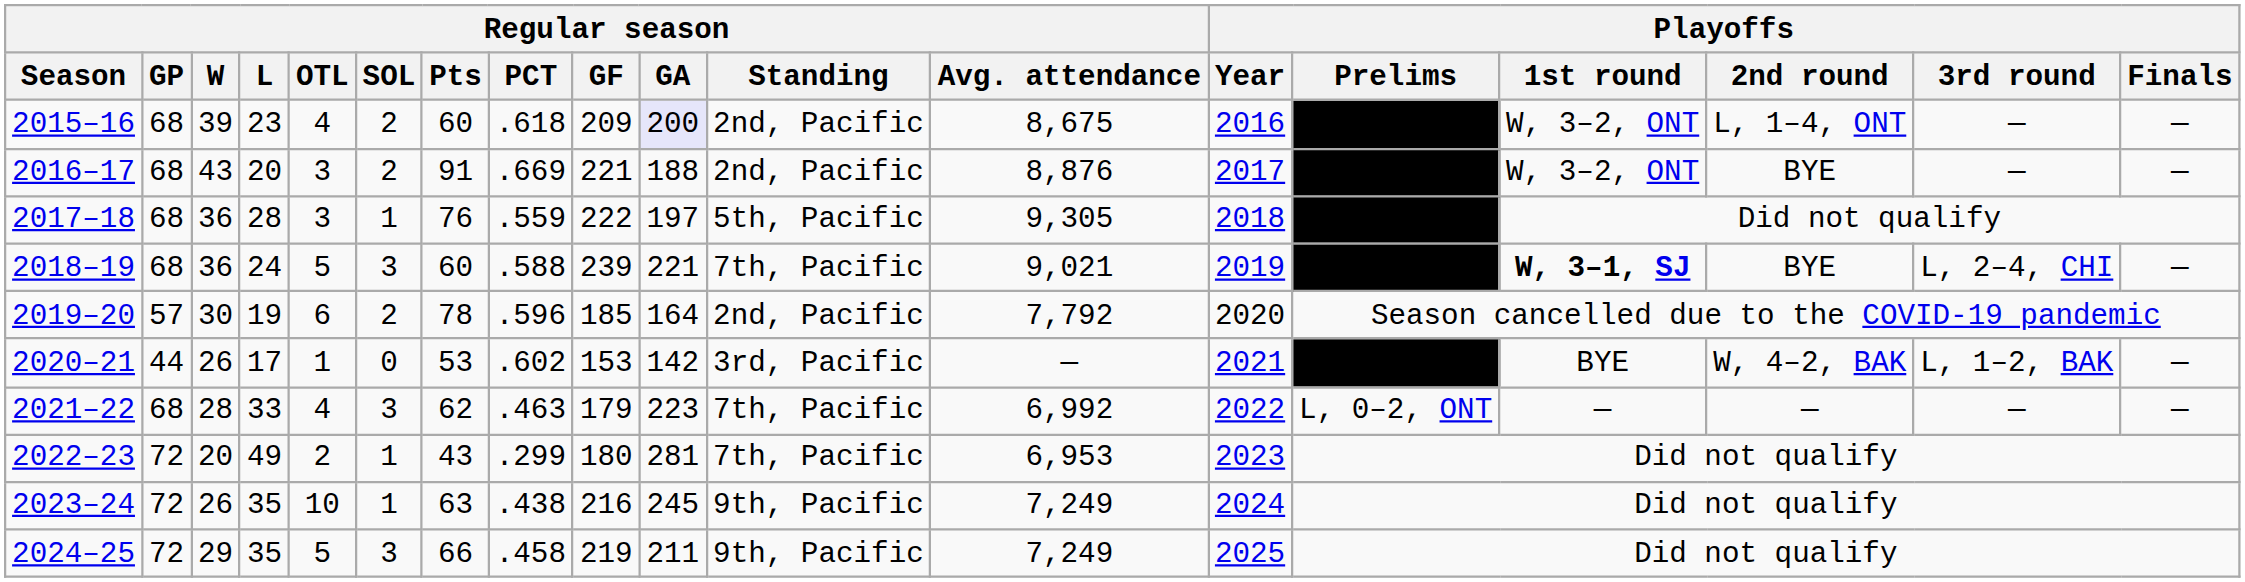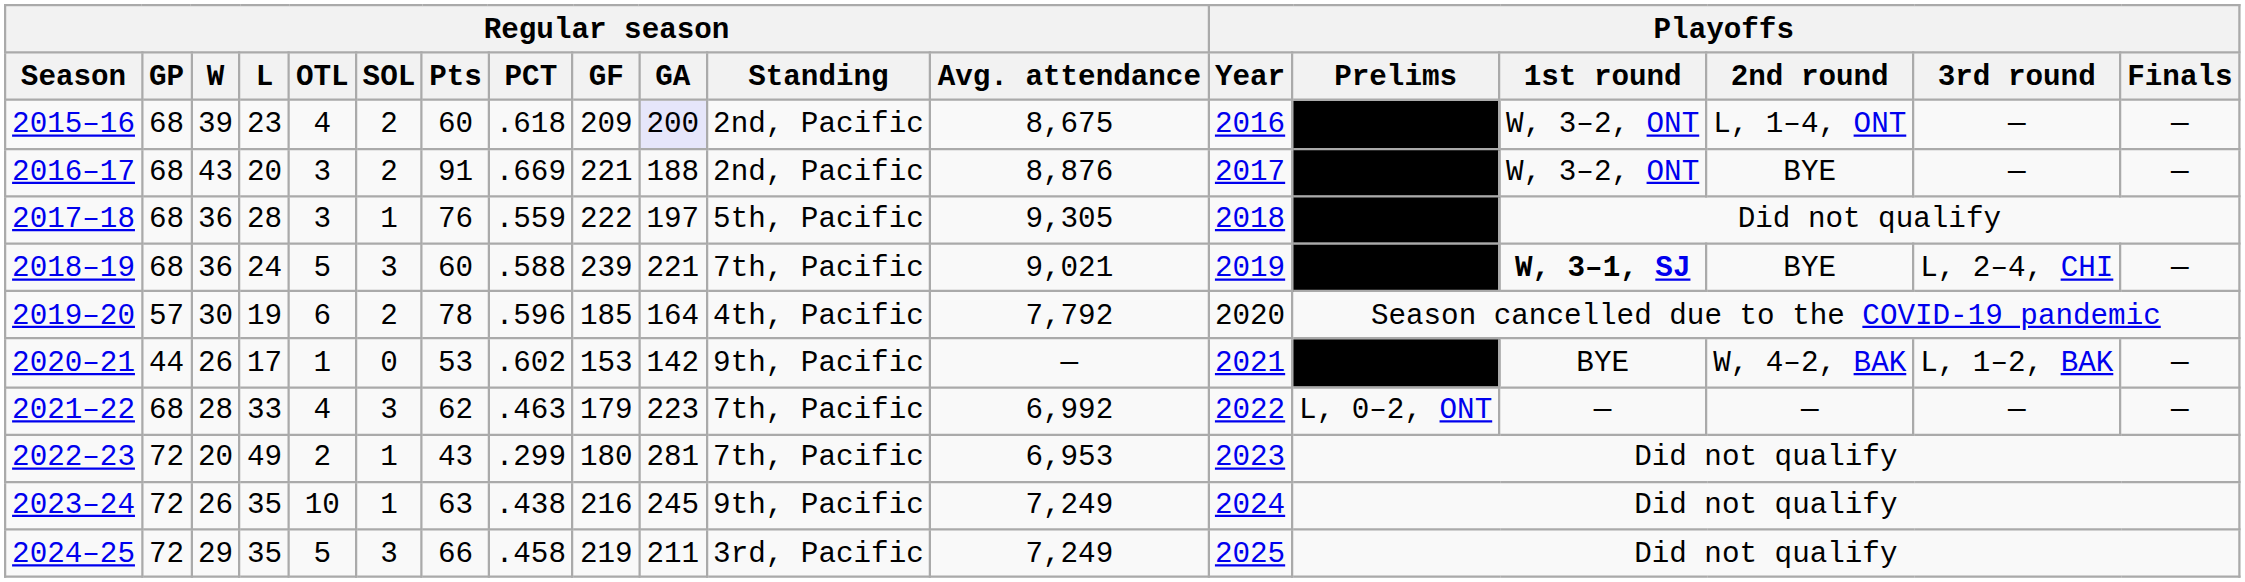(818, 315) 2nd, Pacific -> (818, 315) 4th, Pacific
(818, 363) 3rd, Pacific -> (818, 363) 9th, Pacific
(818, 553) 9th, Pacific -> (818, 553) 3rd, Pacific
